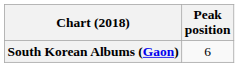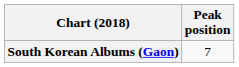(208, 51) 6 -> (208, 51) 7
